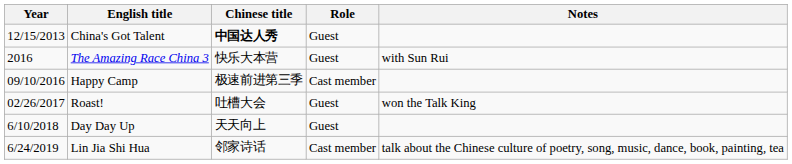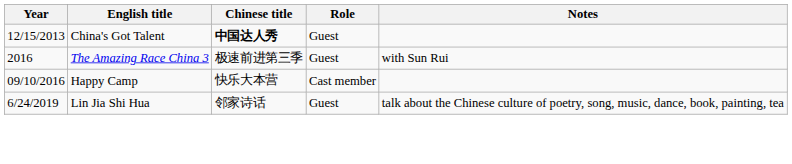(246, 57) 快乐大本营 -> (259, 57) 极速前进第三季
(259, 80) 极速前进第三季 -> (246, 80) 快乐大本营
- row: (87, 103)
- row: (103, 125)
(342, 147) Cast member -> (324, 103) Guest
